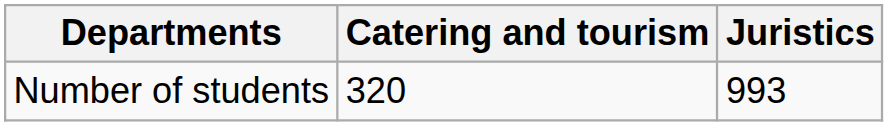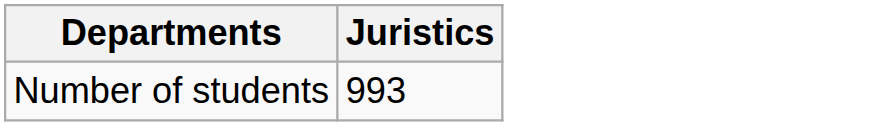- column: (528, 33)
